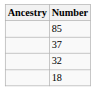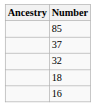+ row: (57, 94)
